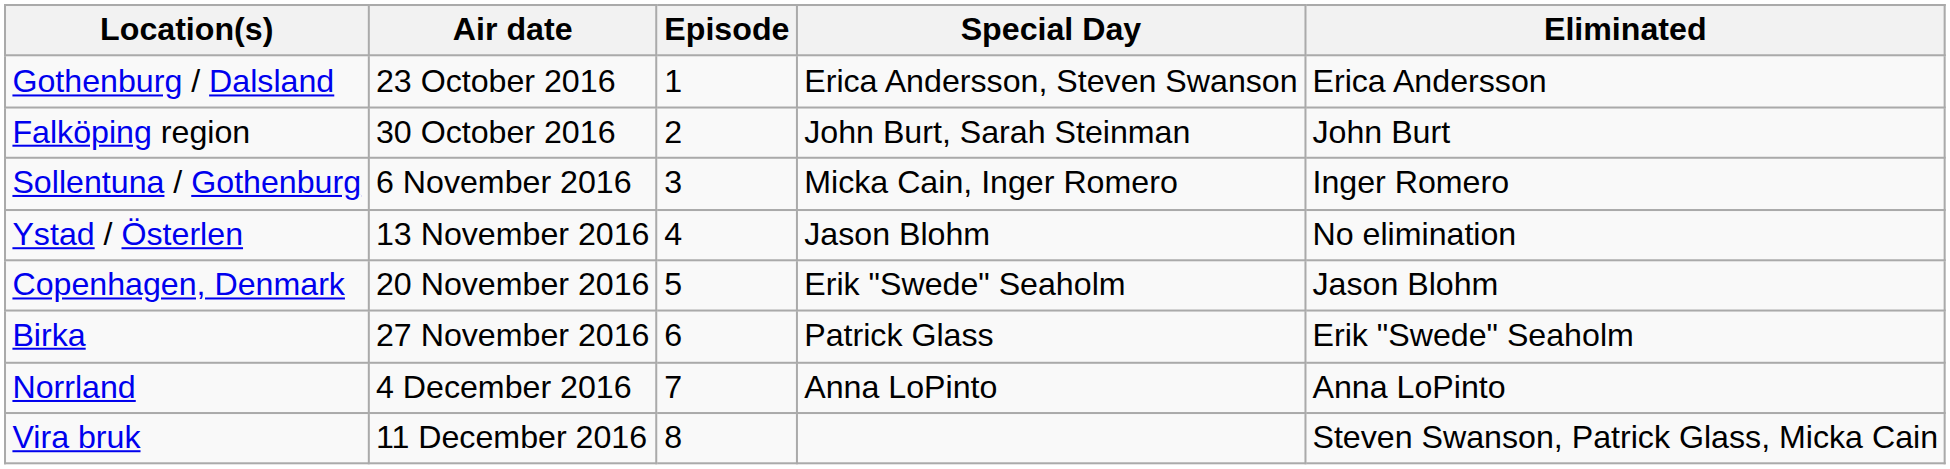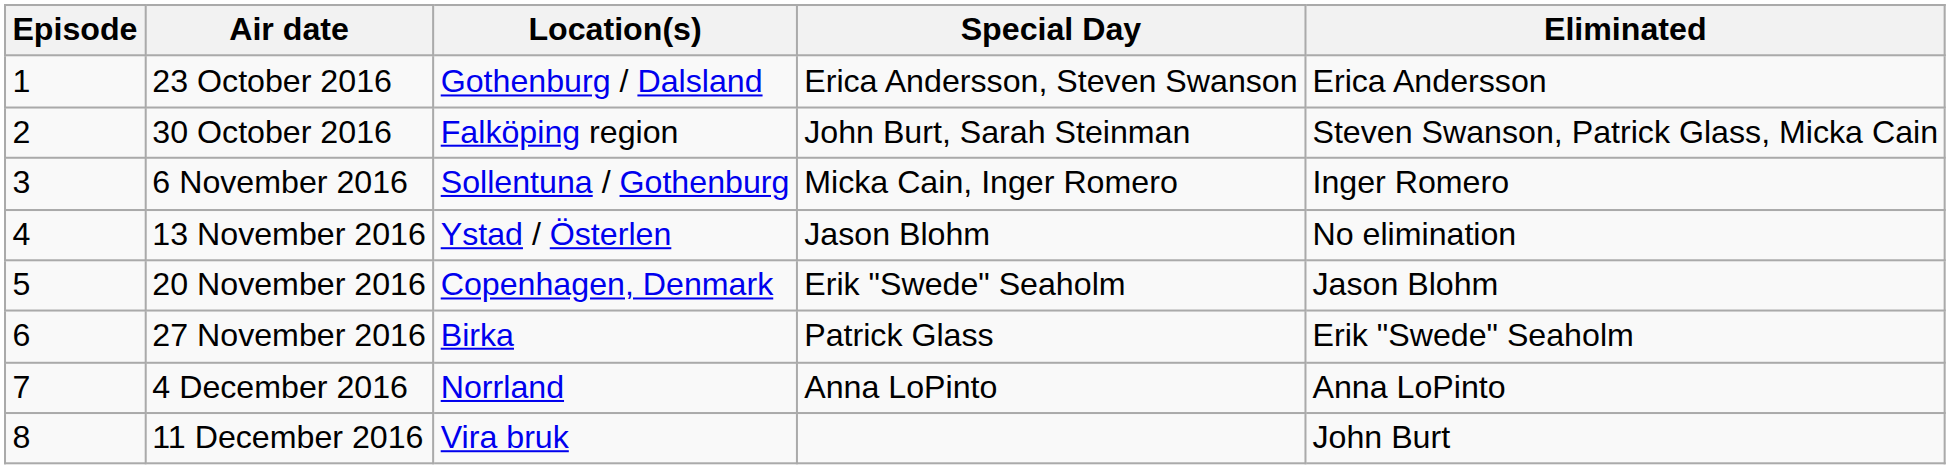columns swapped: (727, 30) <-> (187, 30)
(1381, 132) John Burt -> (1625, 132) Steven Swanson, Patrick Glass, Micka Cain
(1625, 438) Steven Swanson, Patrick Glass, Micka Cain -> (1381, 438) John Burt
